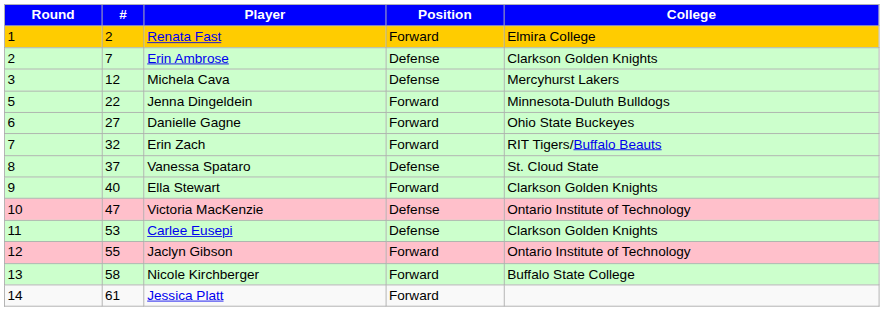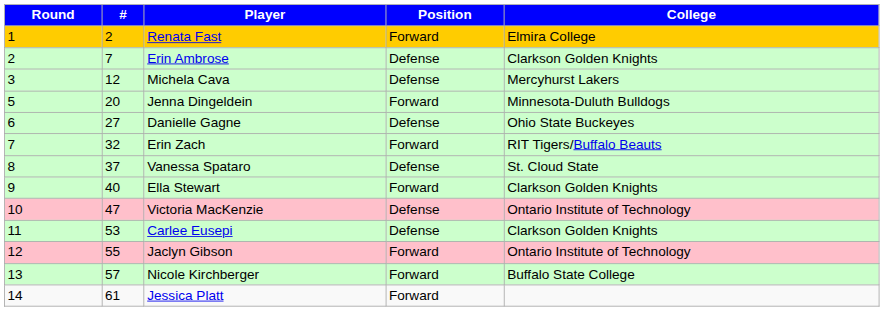(113, 101) 22 -> (113, 101) 20
(414, 123) Forward -> (414, 123) Defense
(113, 274) 58 -> (113, 274) 57
